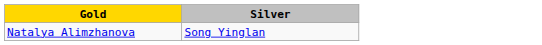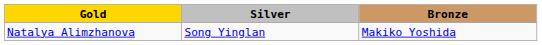+ column: (448, 14)
